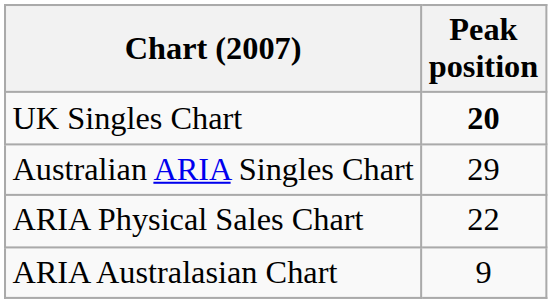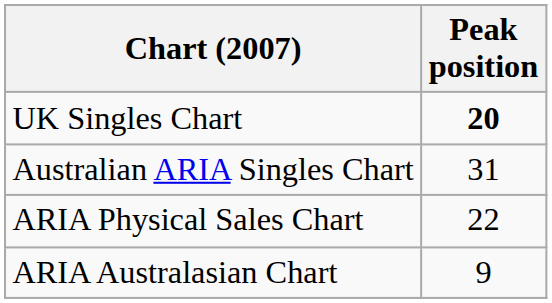(483, 169) 29 -> (483, 169) 31
